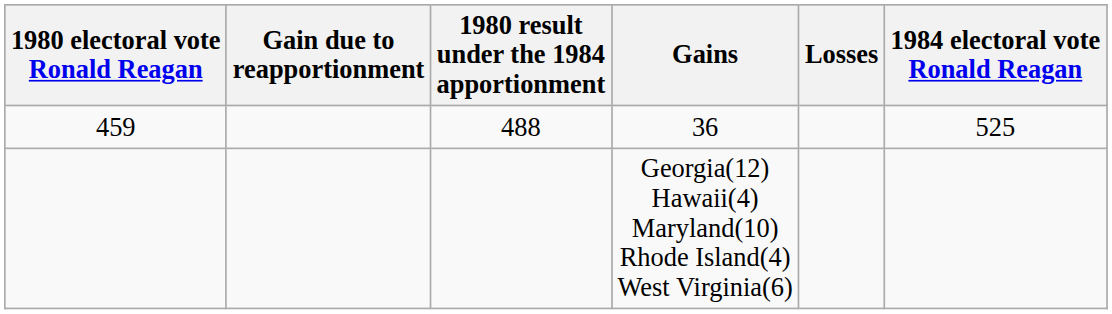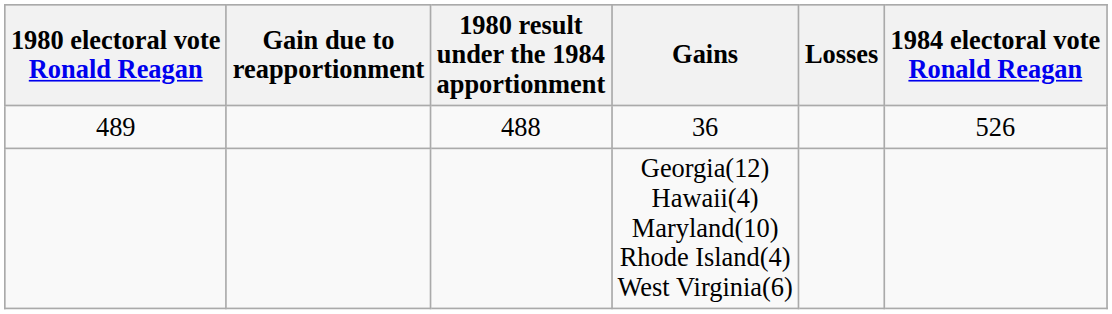(116, 126) 459 -> (116, 126) 489
(995, 126) 525 -> (995, 126) 526
